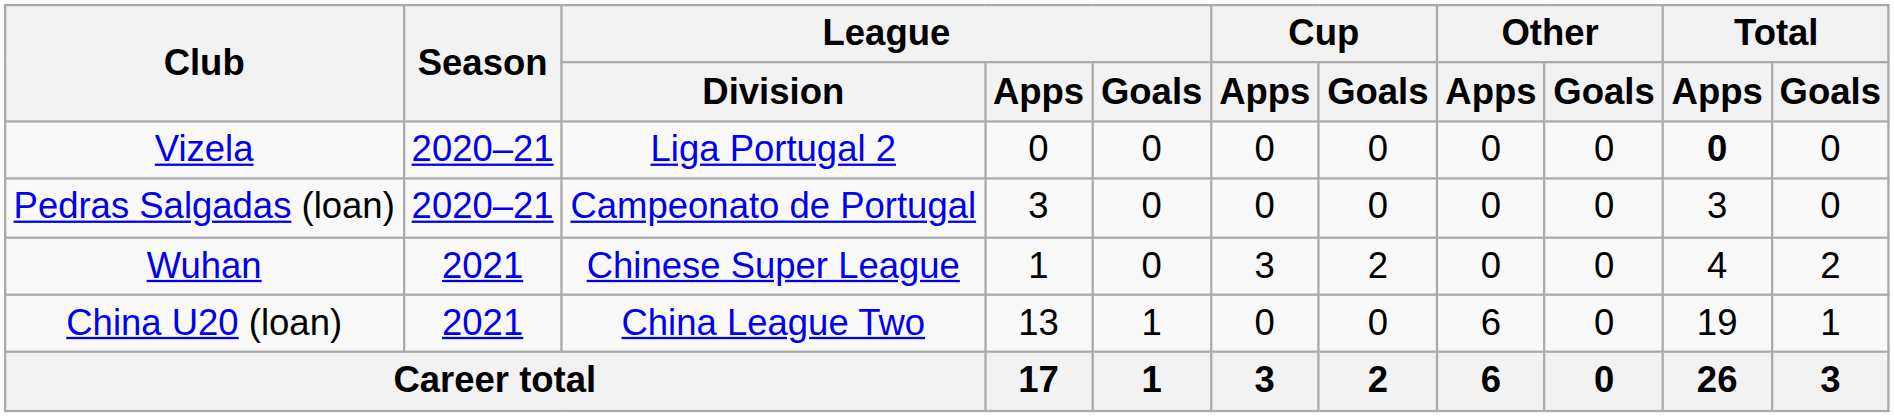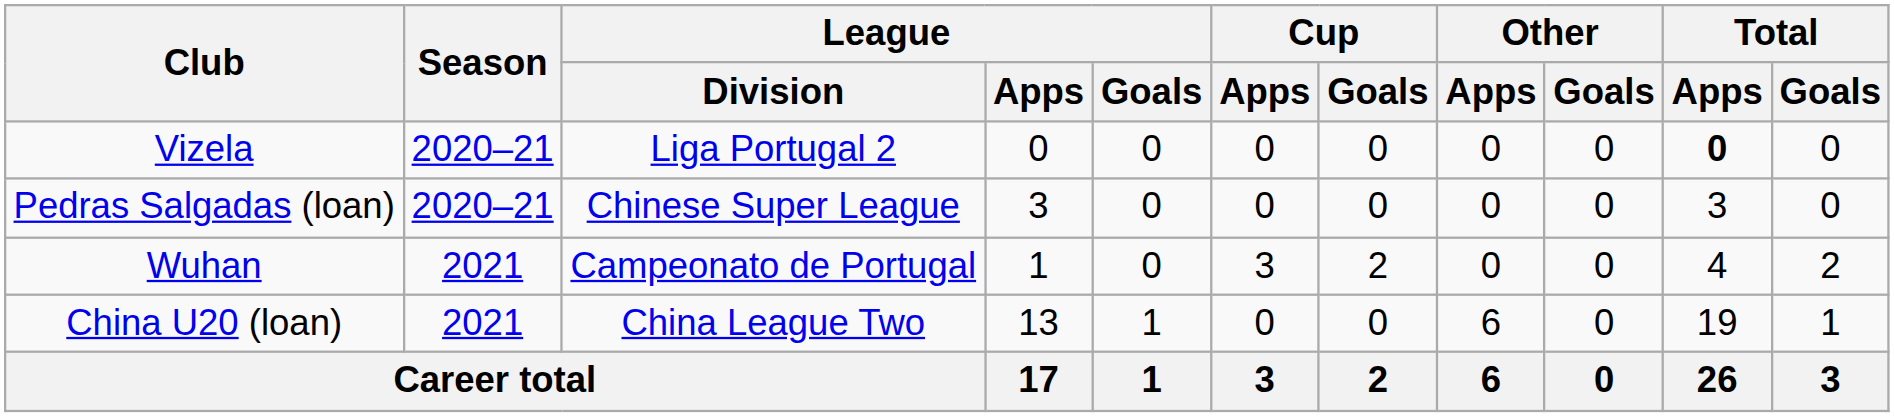(773, 206) Campeonato de Portugal -> (773, 206) Chinese Super League
(773, 264) Chinese Super League -> (773, 264) Campeonato de Portugal
